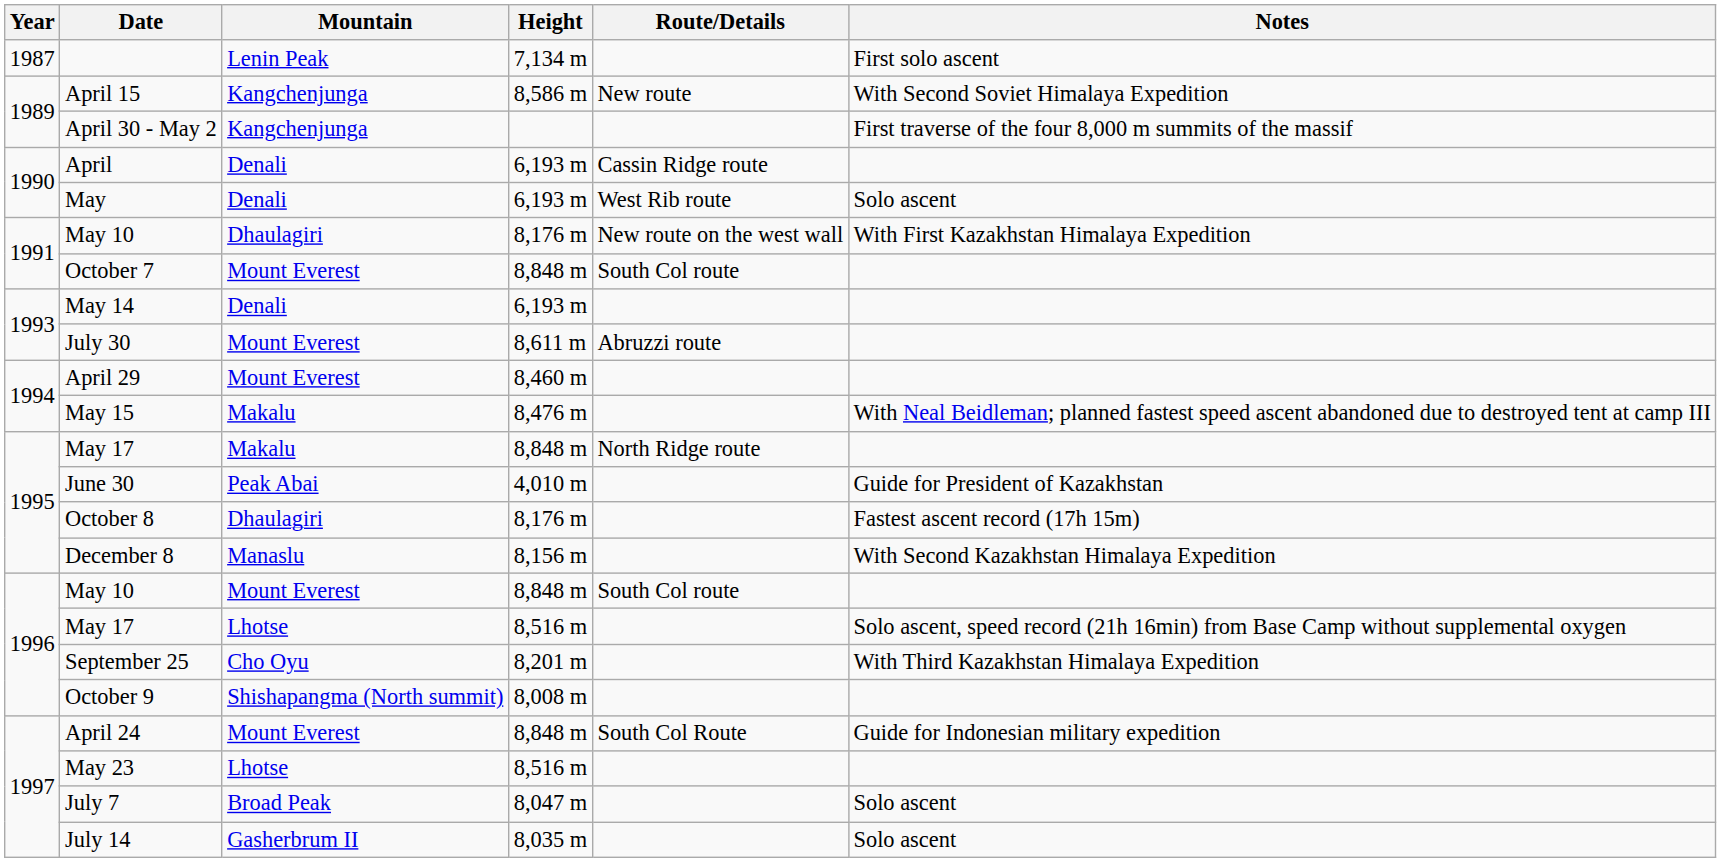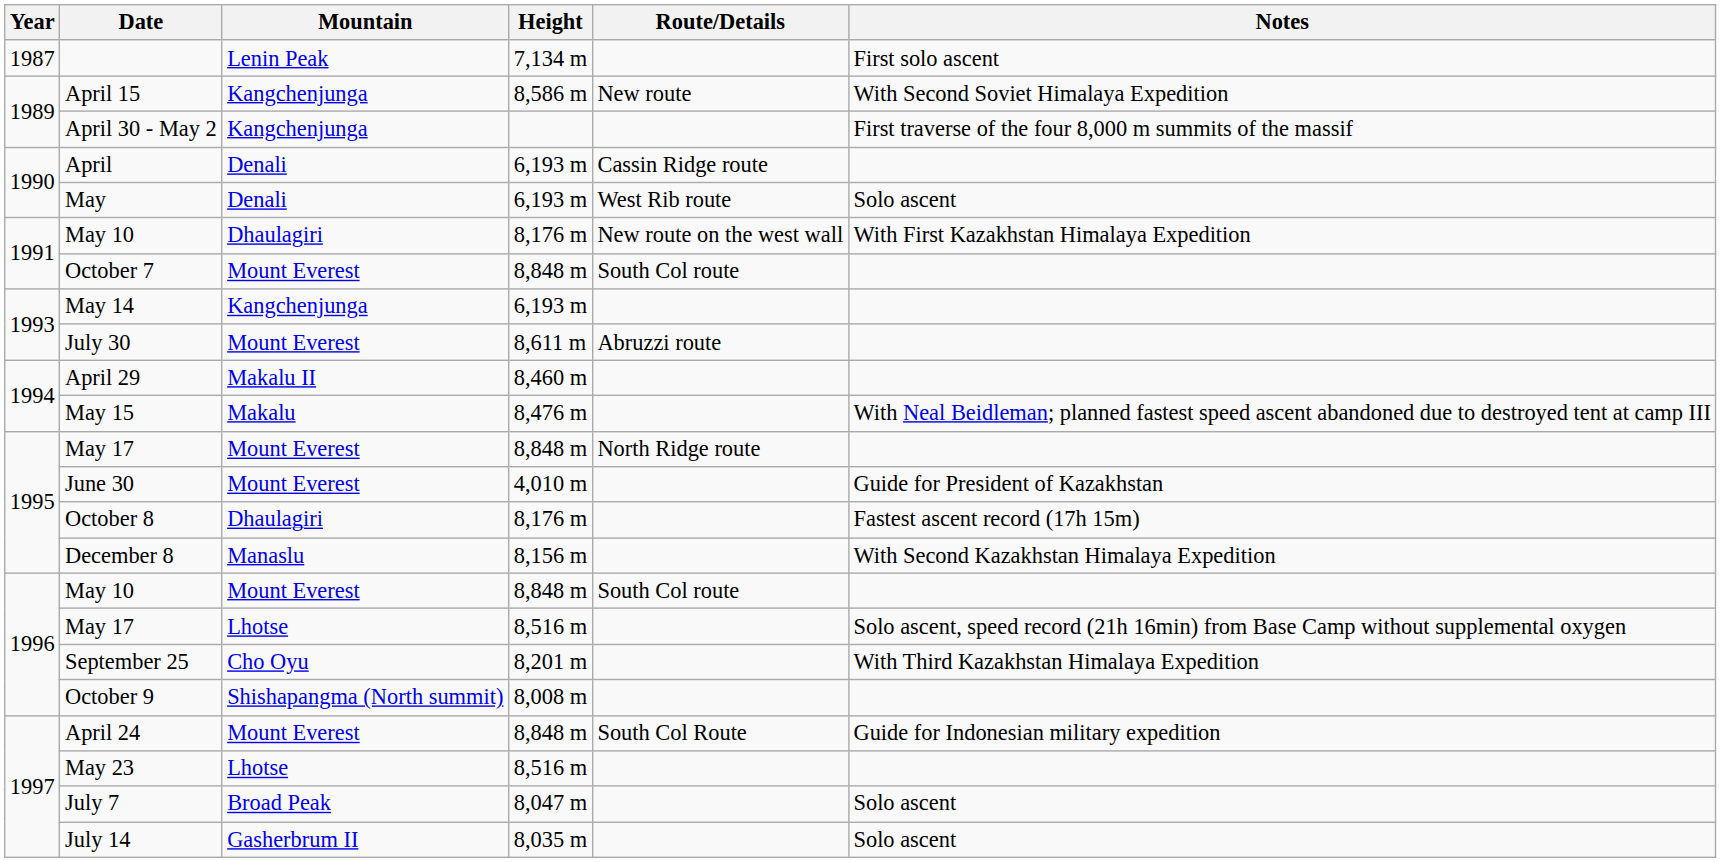(257, 306) Denali -> (297, 306) Kangchenjunga
(293, 377) Mount Everest -> (272, 377) Makalu II
(261, 448) Makalu -> (293, 448) Mount Everest
(273, 484) Peak Abai -> (293, 484) Mount Everest
